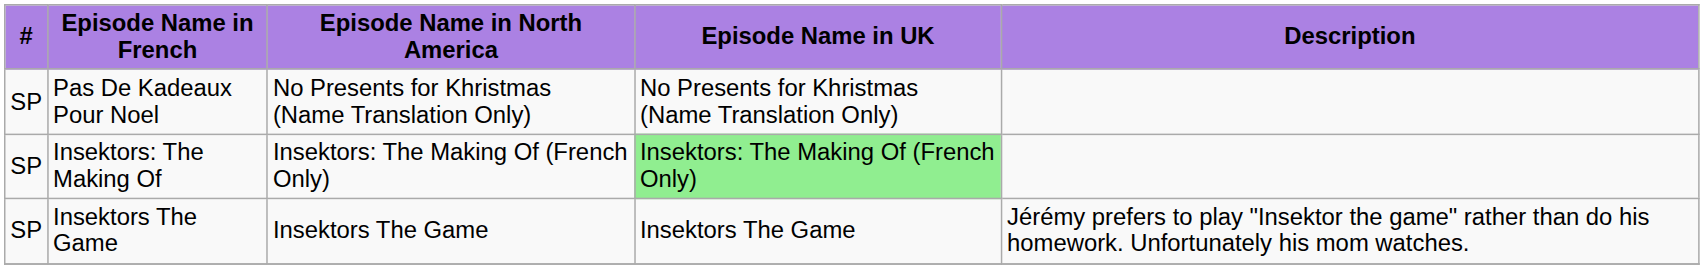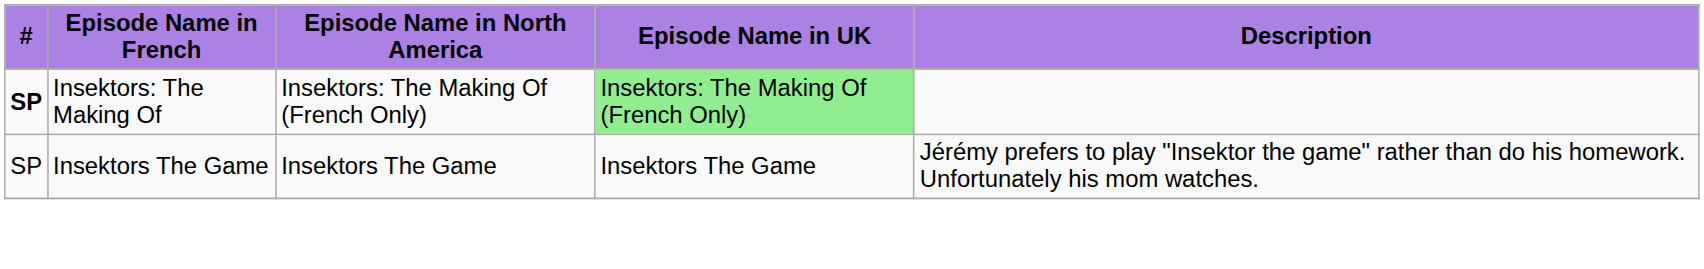- row: (142, 101)
(26, 166) normal -> (26, 101) bold
